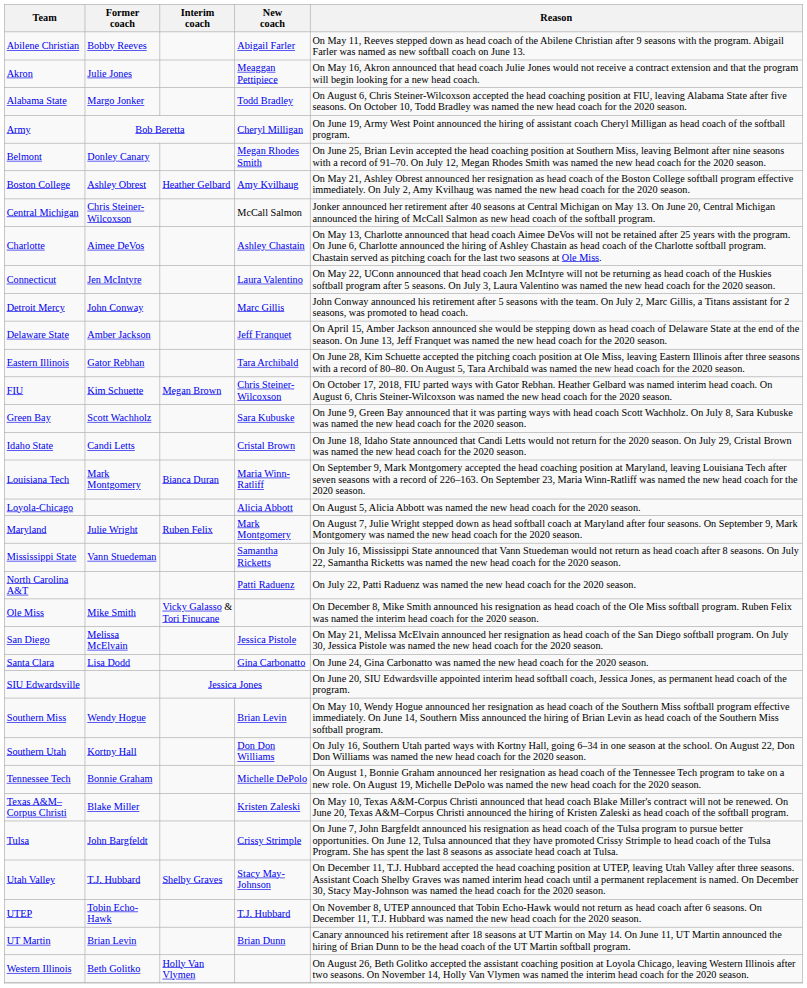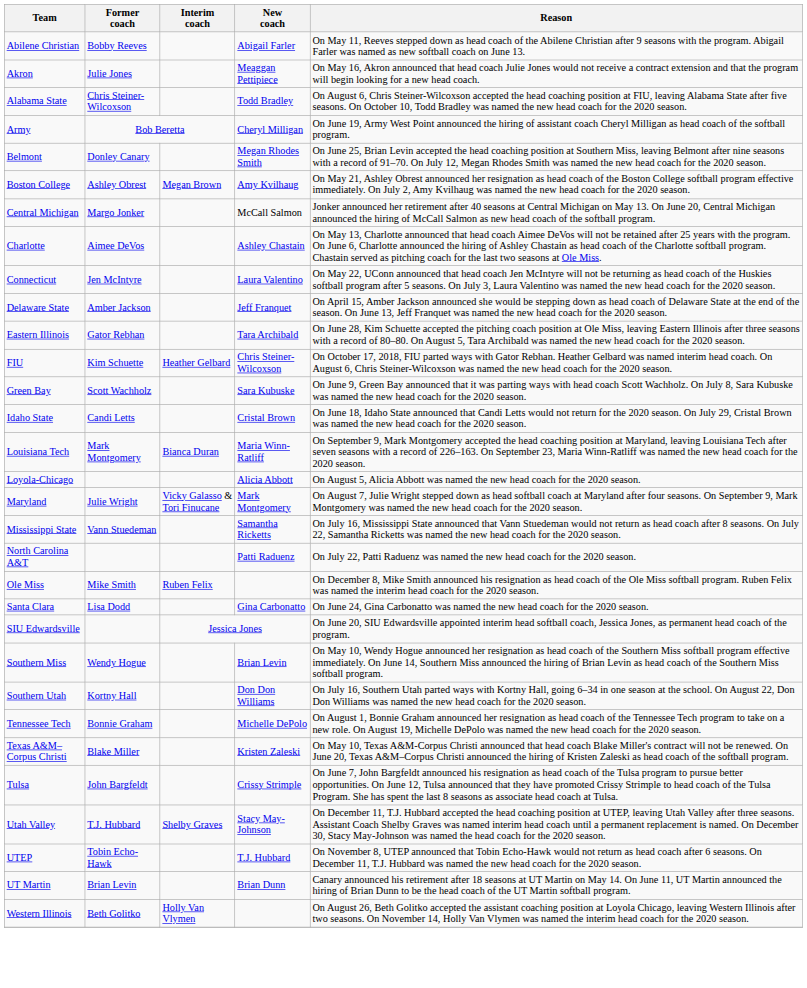(116, 101) Margo Jonker -> (116, 101) Chris Steiner-Wilcoxson
(196, 184) Heather Gelbard -> (192, 184) Megan Brown
(116, 212) Chris Steiner-Wilcoxson -> (116, 212) Margo Jonker
- row: (36, 307)
(192, 390) Megan Brown -> (196, 363) Heather Gelbard
(188, 529) Ruben Felix -> (197, 501) Vicky Galasso & Tori Finucane
(197, 612) Vicky Galasso & Tori Finucane -> (188, 585) Ruben Felix
- row: (28, 640)
